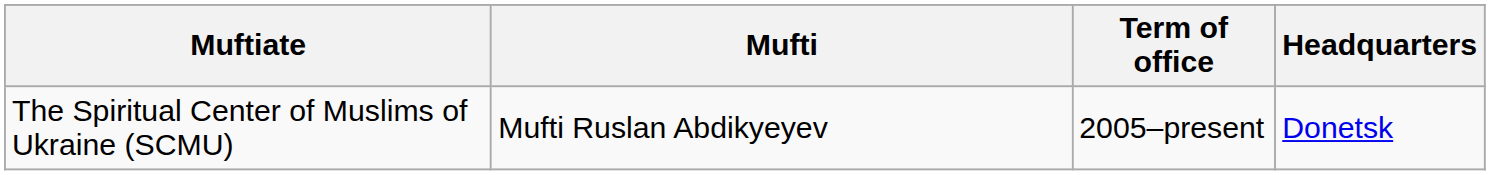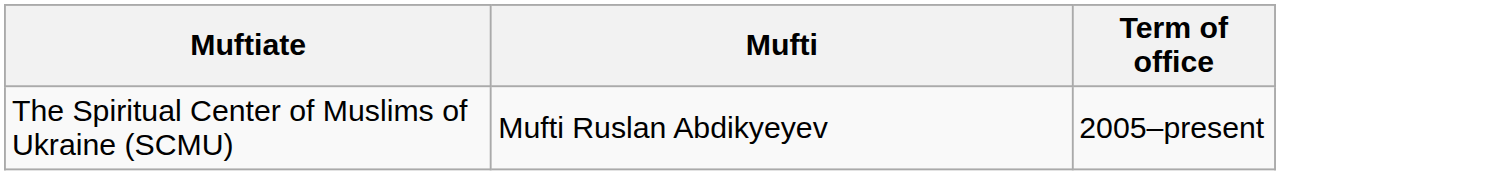- column: (1380, 45)
